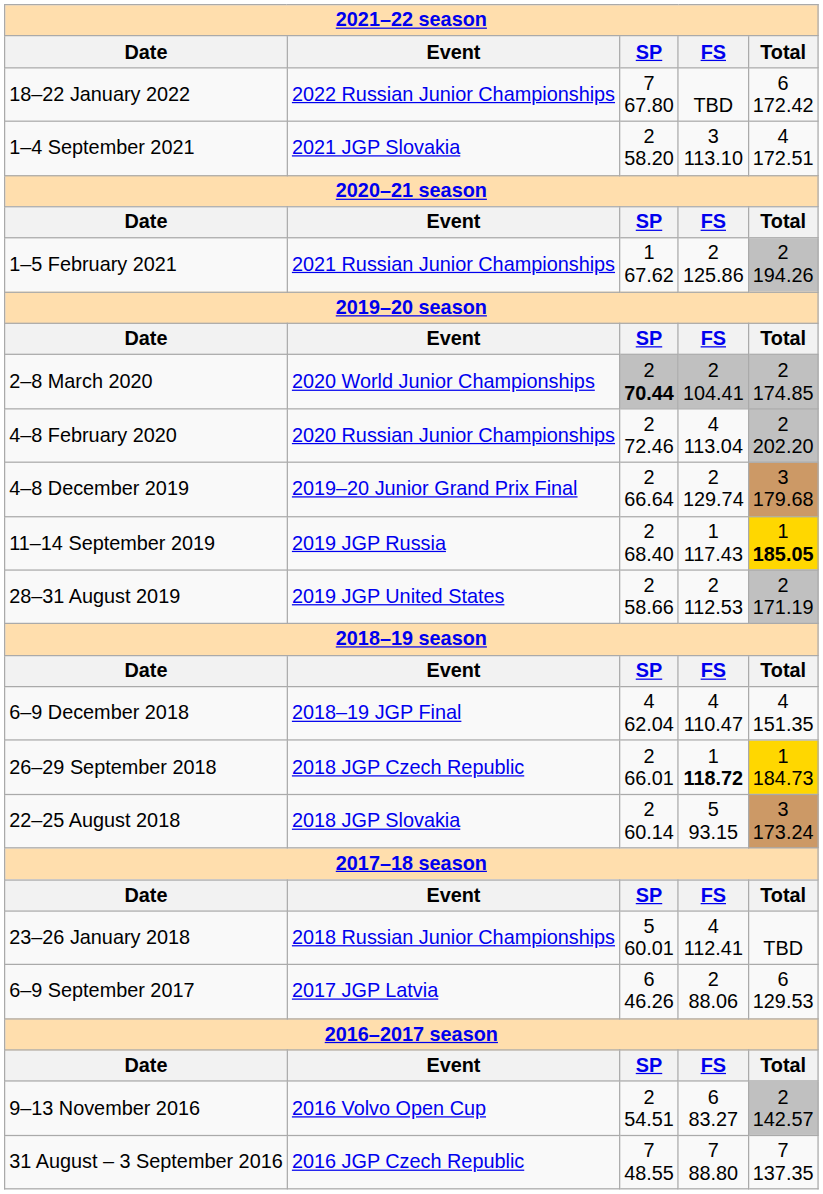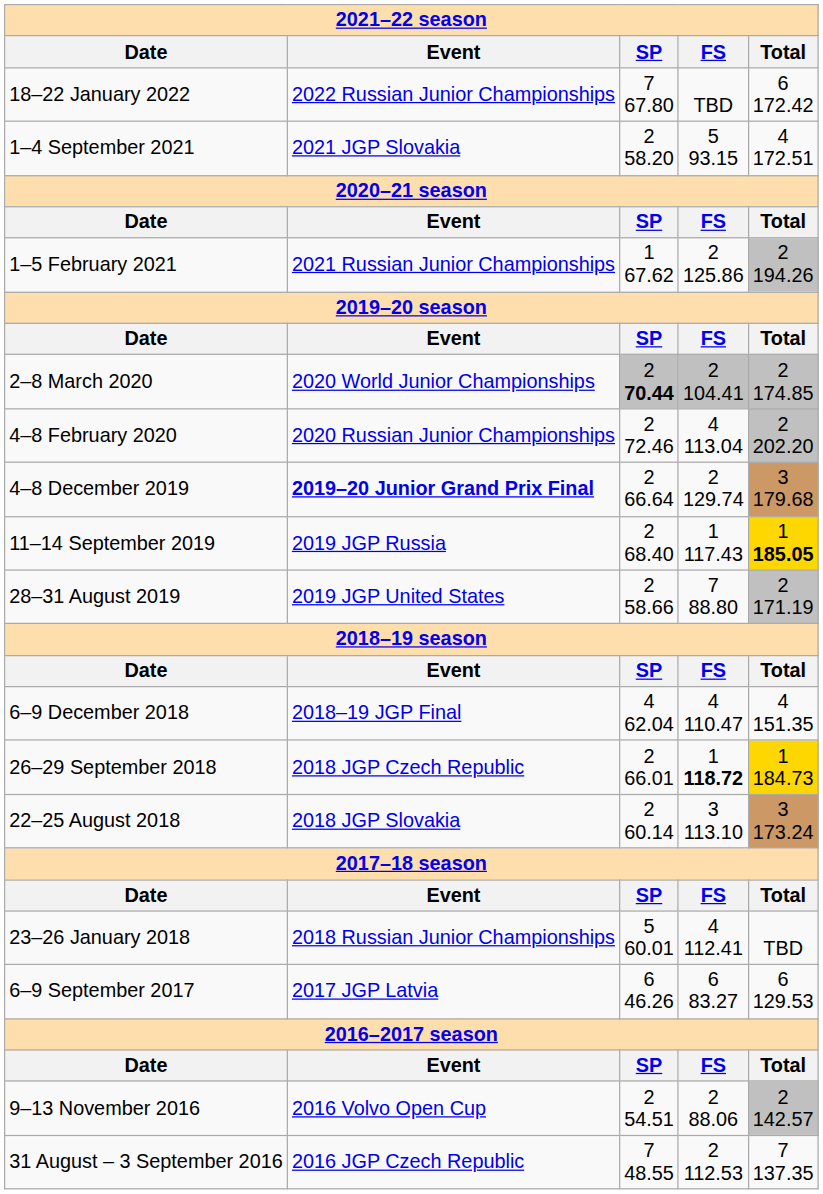(713, 148) 3 113.10 -> (713, 148) 5 93.15
(435, 489) normal -> (443, 489) bold
(713, 596) 2 112.53 -> (713, 596) 7 88.80
(713, 820) 5 93.15 -> (713, 820) 3 113.10
(713, 991) 2 88.06 -> (713, 991) 6 83.27
(713, 1108) 6 83.27 -> (713, 1108) 2 88.06
(713, 1161) 7 88.80 -> (713, 1161) 2 112.53
